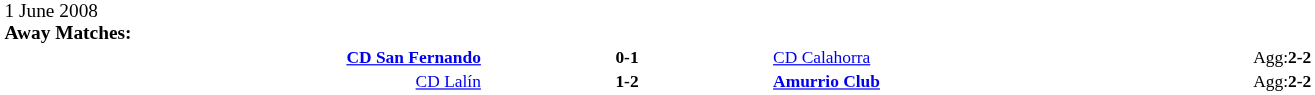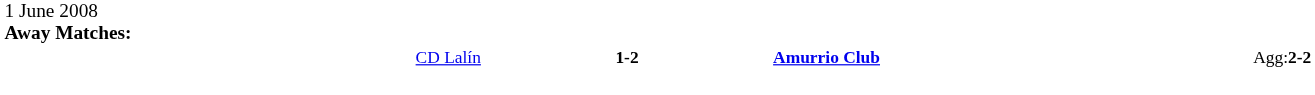- row: (414, 57)
